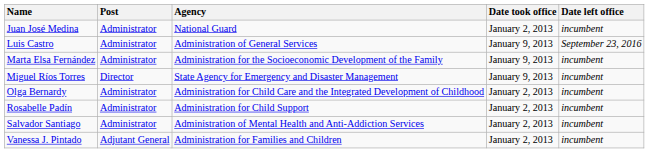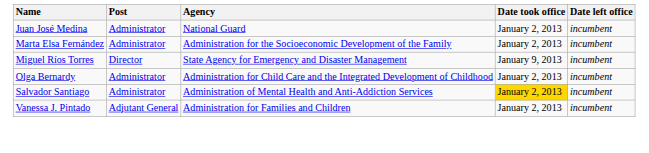- row: (30, 44)
(521, 60) January 9, 2013 -> (530, 44) January 2, 2013
- row: (39, 108)
(521, 124) no background -> (530, 92) gold background
